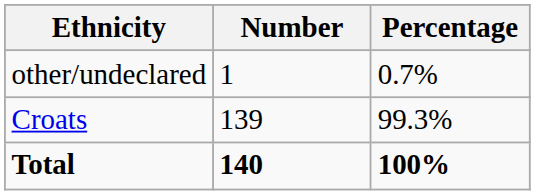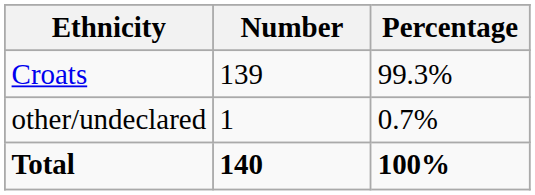rows swapped: (49, 119) <-> (109, 73)
